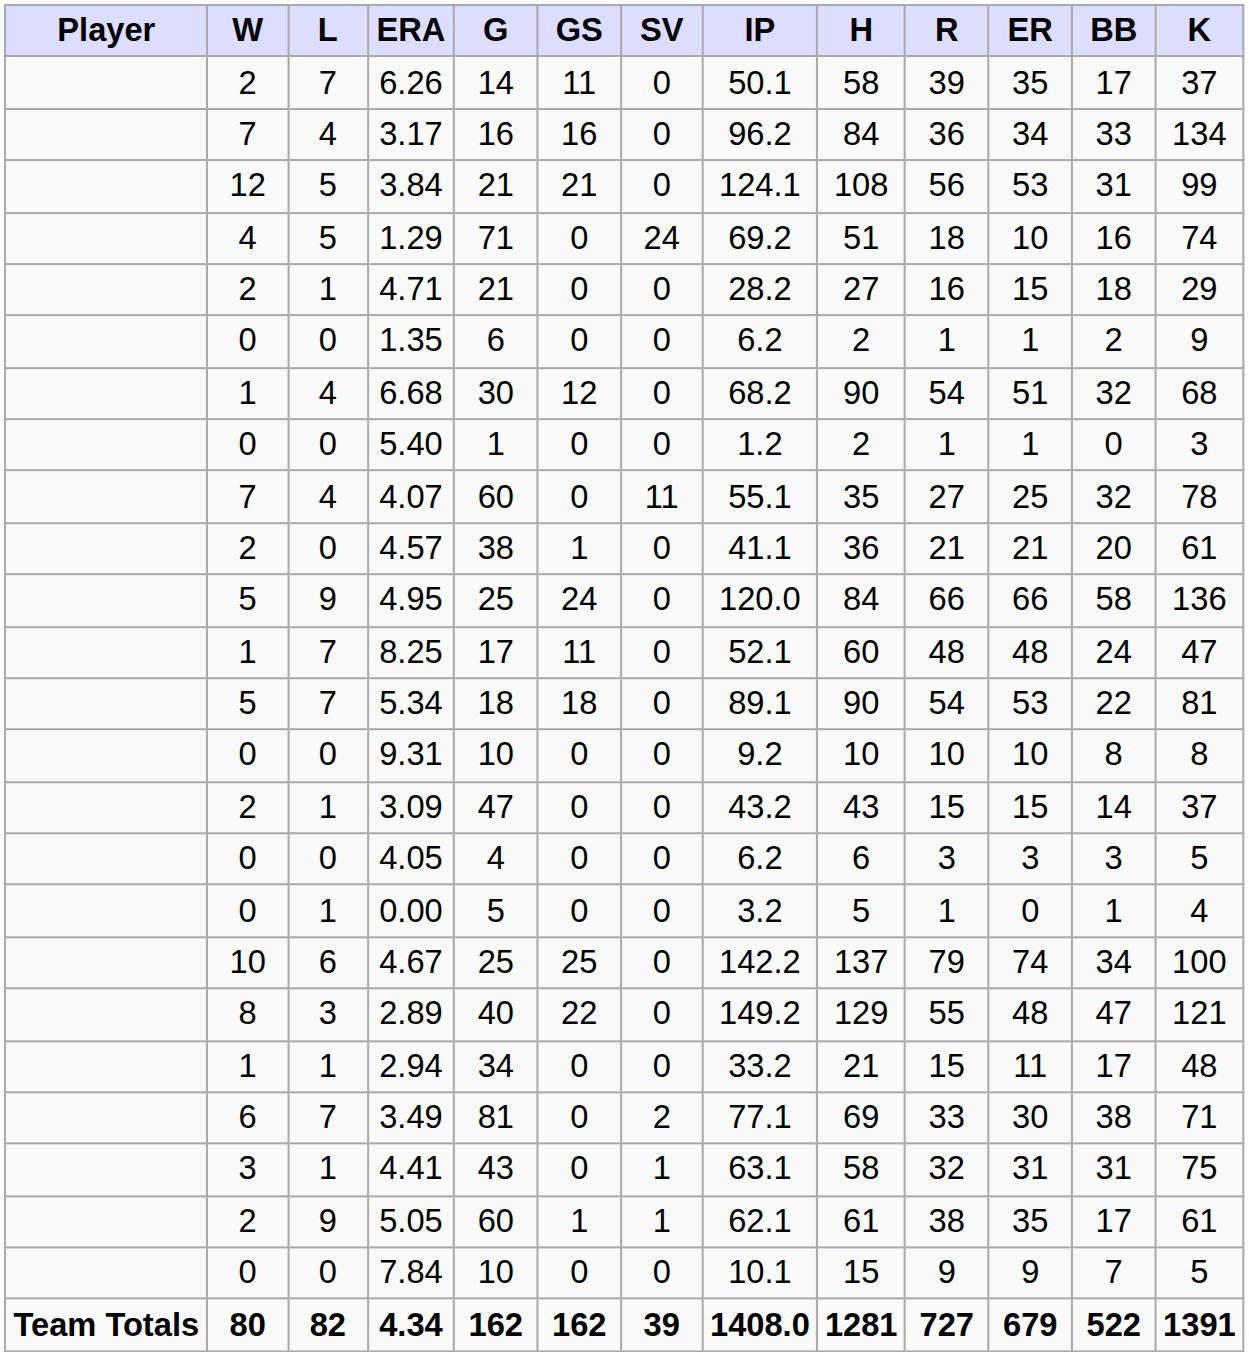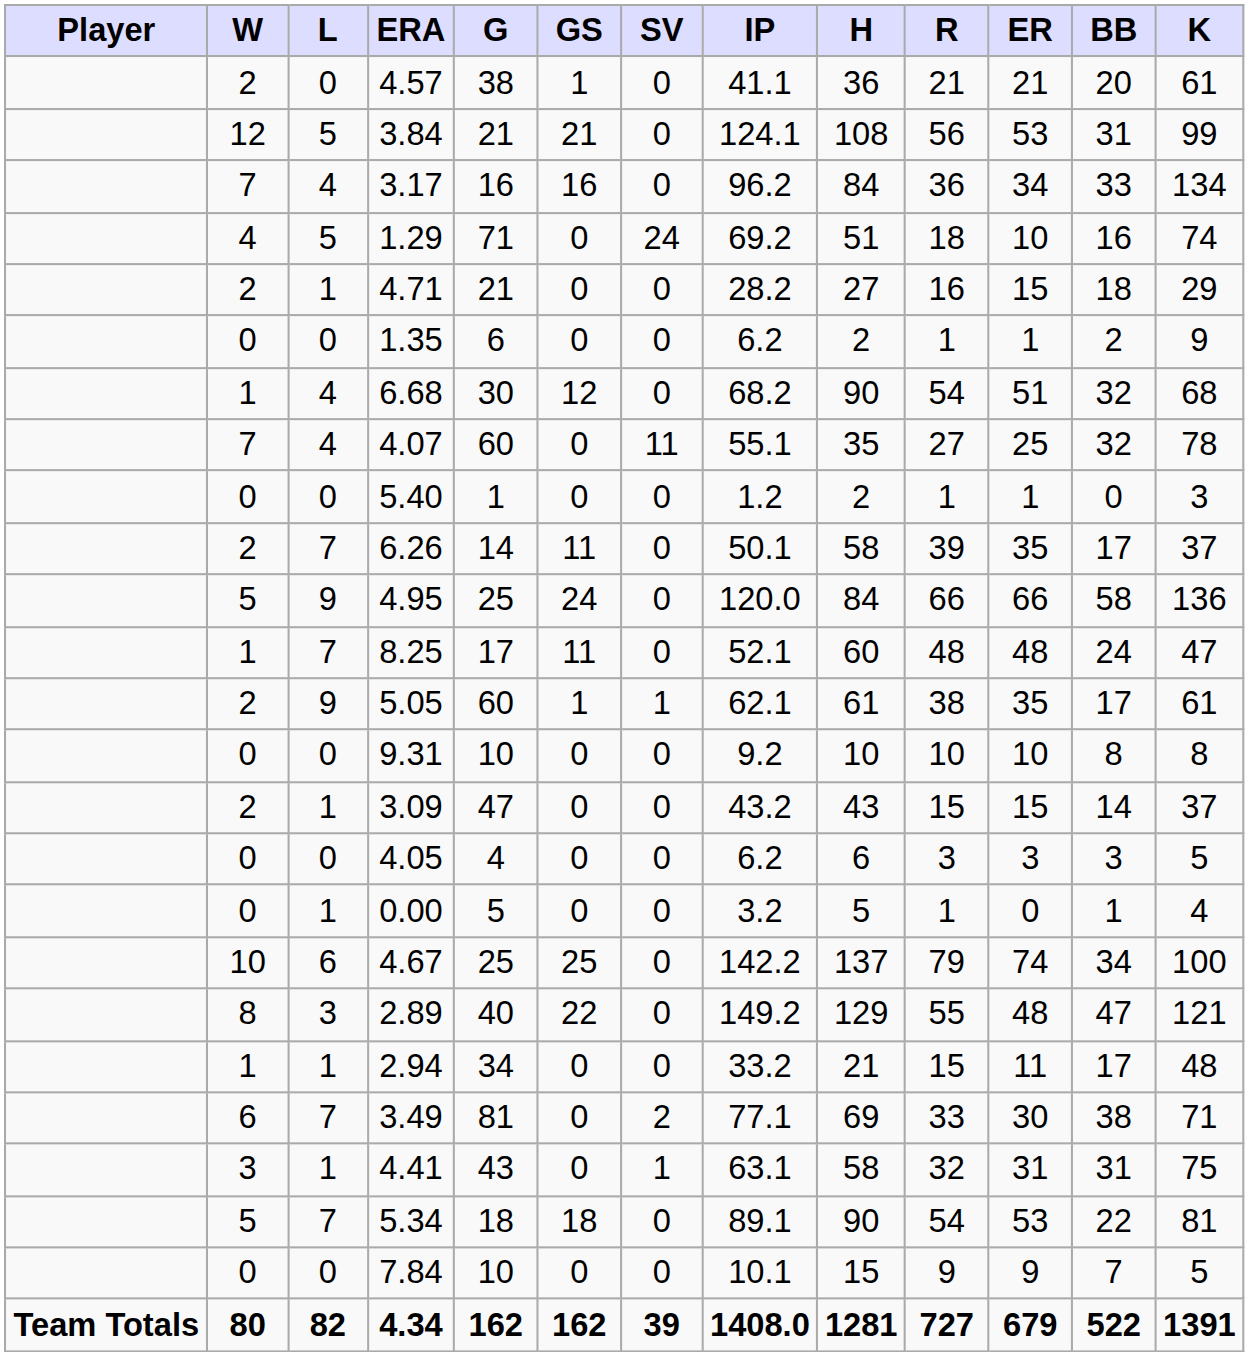rows swapped: (411, 82) <-> (411, 548)
rows swapped: (411, 133) <-> (411, 185)
rows swapped: (411, 444) <-> (411, 496)
rows swapped: (411, 703) <-> (411, 1220)
